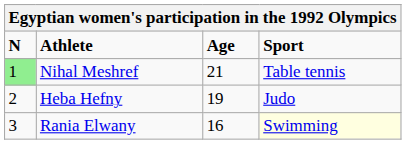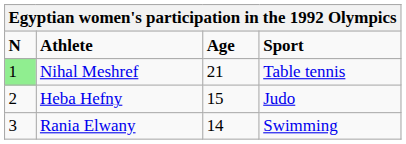(215, 98) 19 -> (215, 98) 15
(215, 125) 16 -> (215, 125) 14
(300, 125) lightyellow background -> (300, 125) no background
